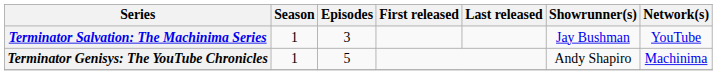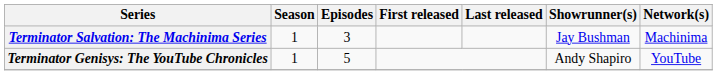(676, 37) YouTube -> (676, 37) Machinima
(676, 59) Machinima -> (676, 59) YouTube
